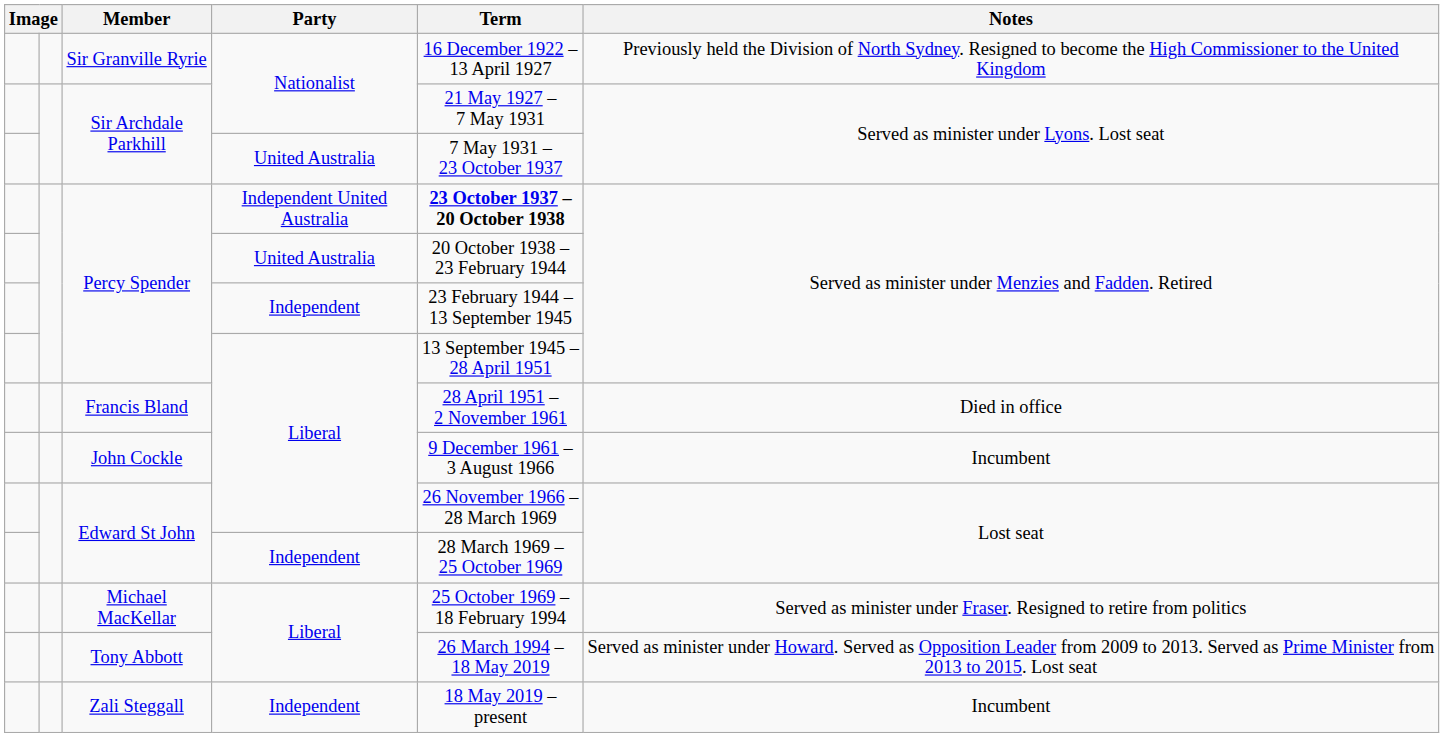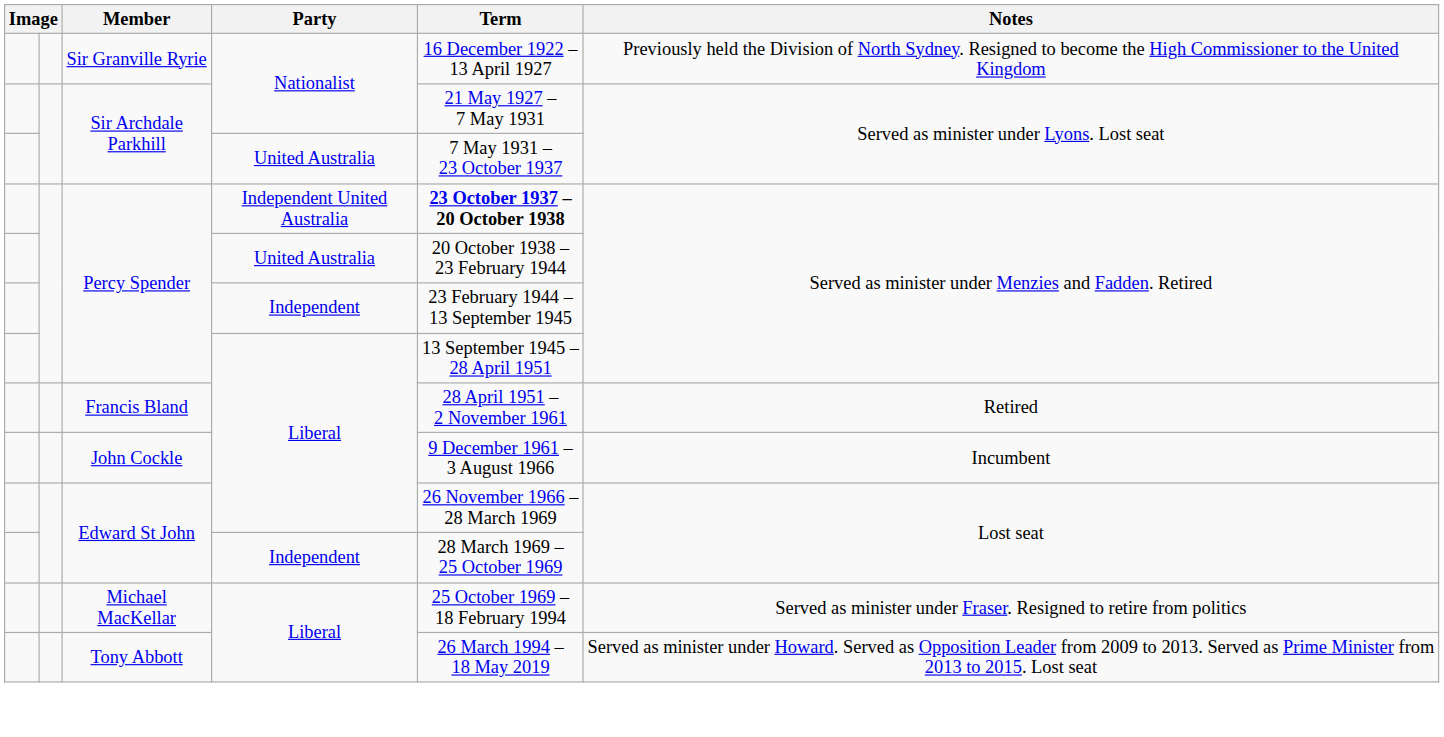(1011, 407) Died in office -> (1011, 407) Retired
- row: (137, 707)
